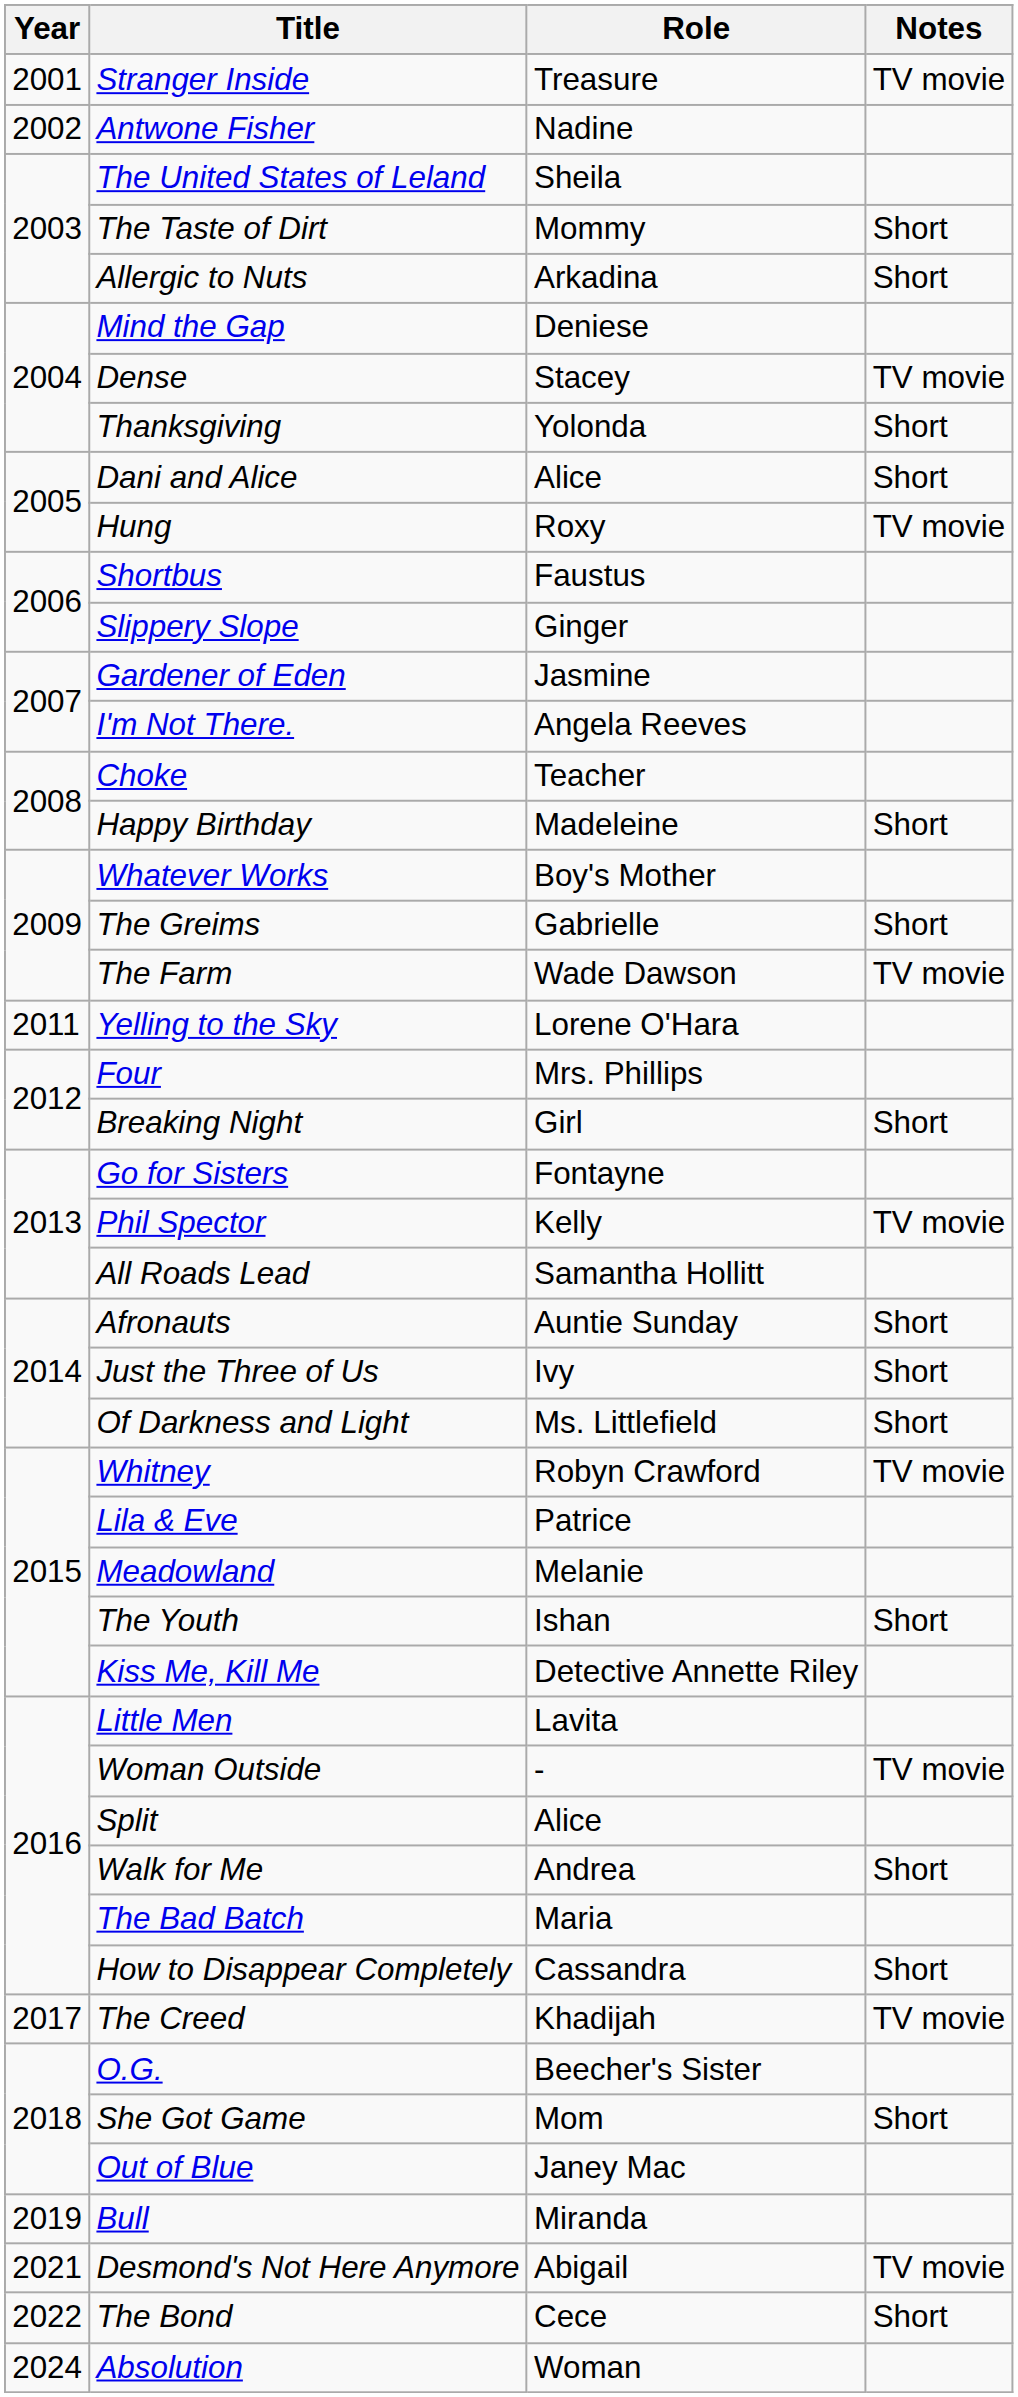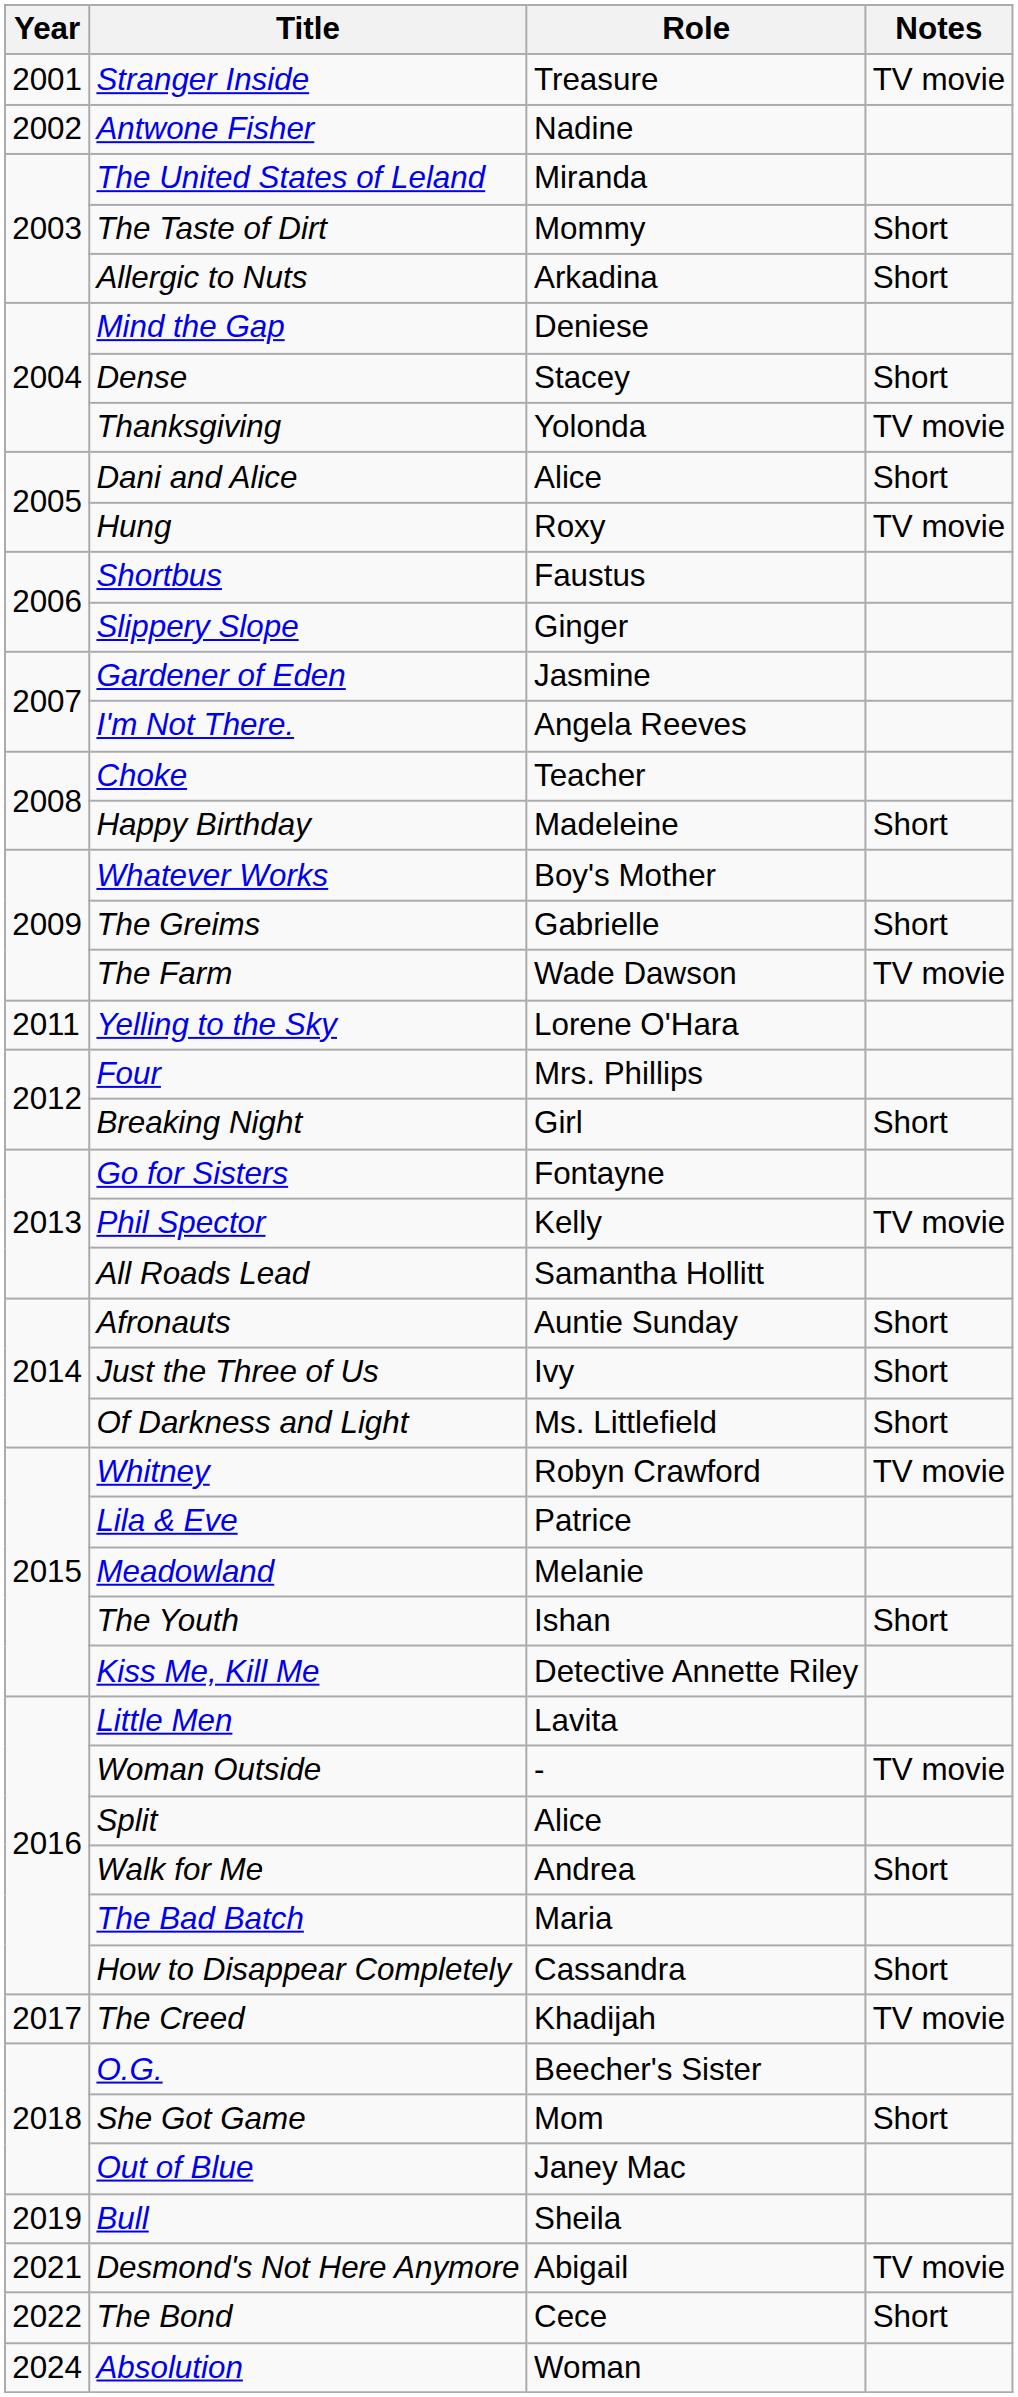(578, 178) Sheila -> (591, 178) Miranda
(939, 377) TV movie -> (910, 377) Short
(910, 427) Short -> (939, 427) TV movie
(591, 2217) Miranda -> (578, 2217) Sheila
